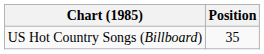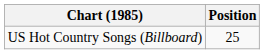(232, 37) 35 -> (232, 37) 25
